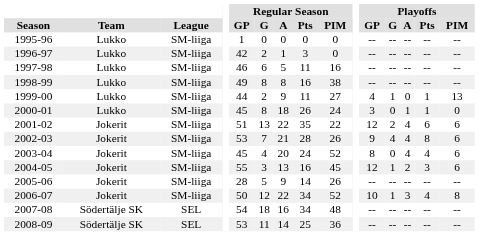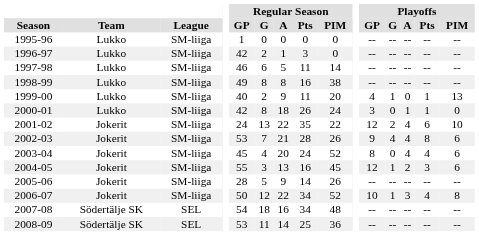(335, 68) 16 -> (335, 68) 14
(242, 96) 44 -> (242, 96) 40
(335, 96) 27 -> (335, 96) 20
(242, 110) 45 -> (242, 110) 42
(242, 124) 51 -> (242, 124) 24
(457, 124) 6 -> (457, 124) 10
